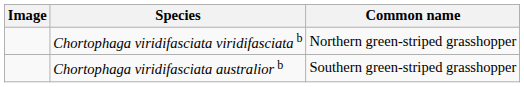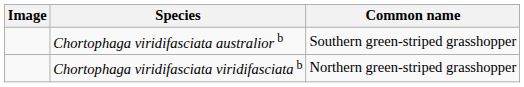rows swapped: (178, 41) <-> (168, 68)
